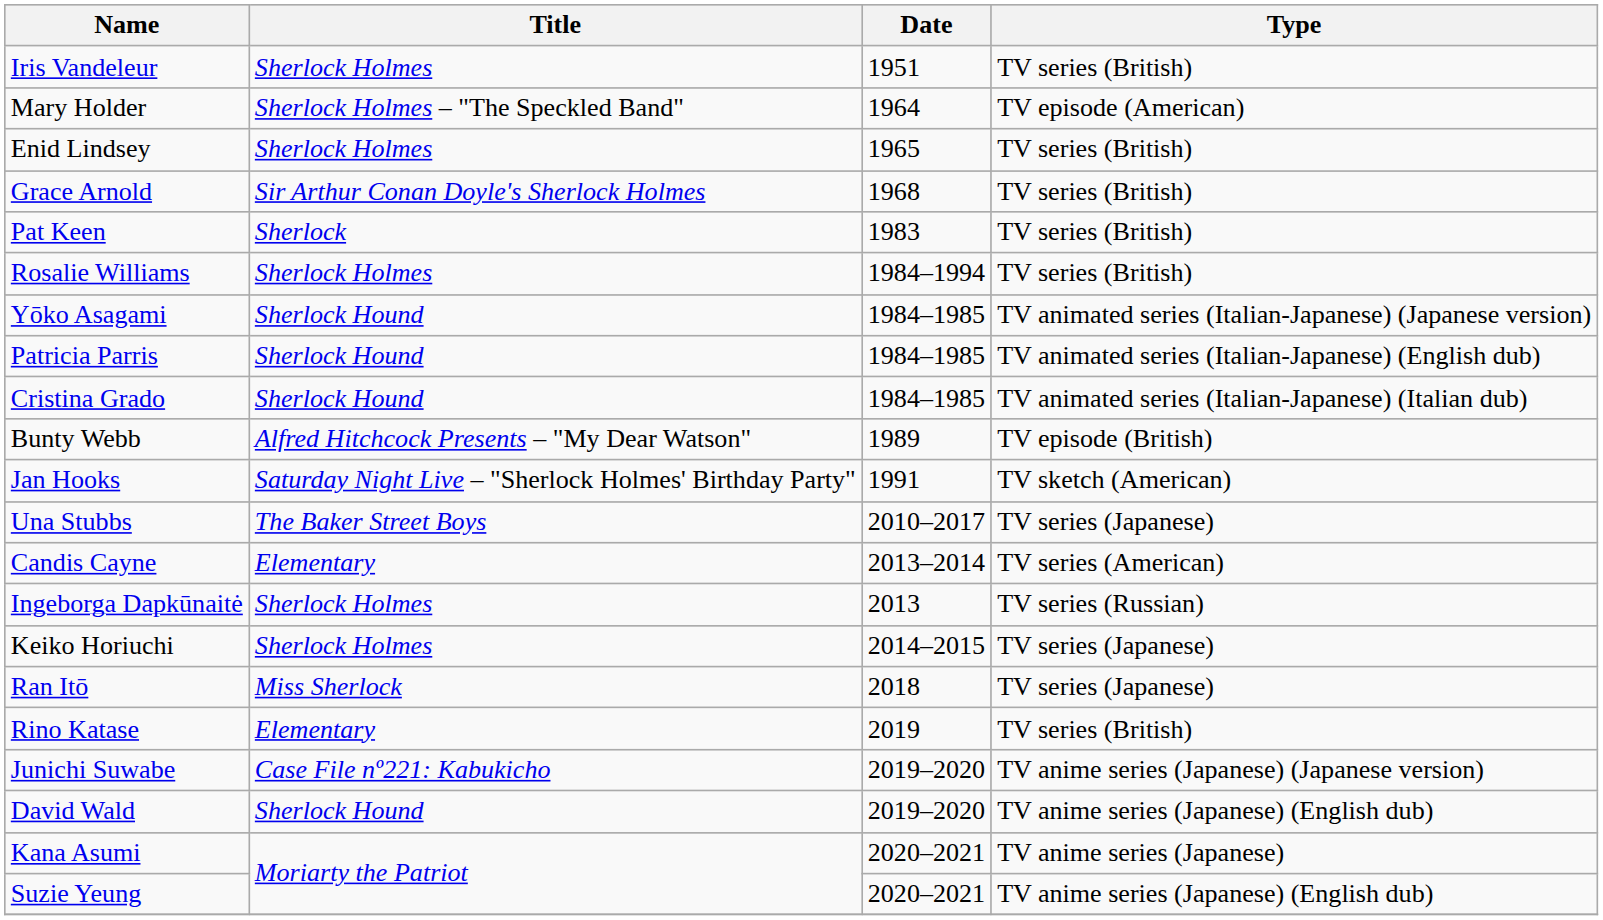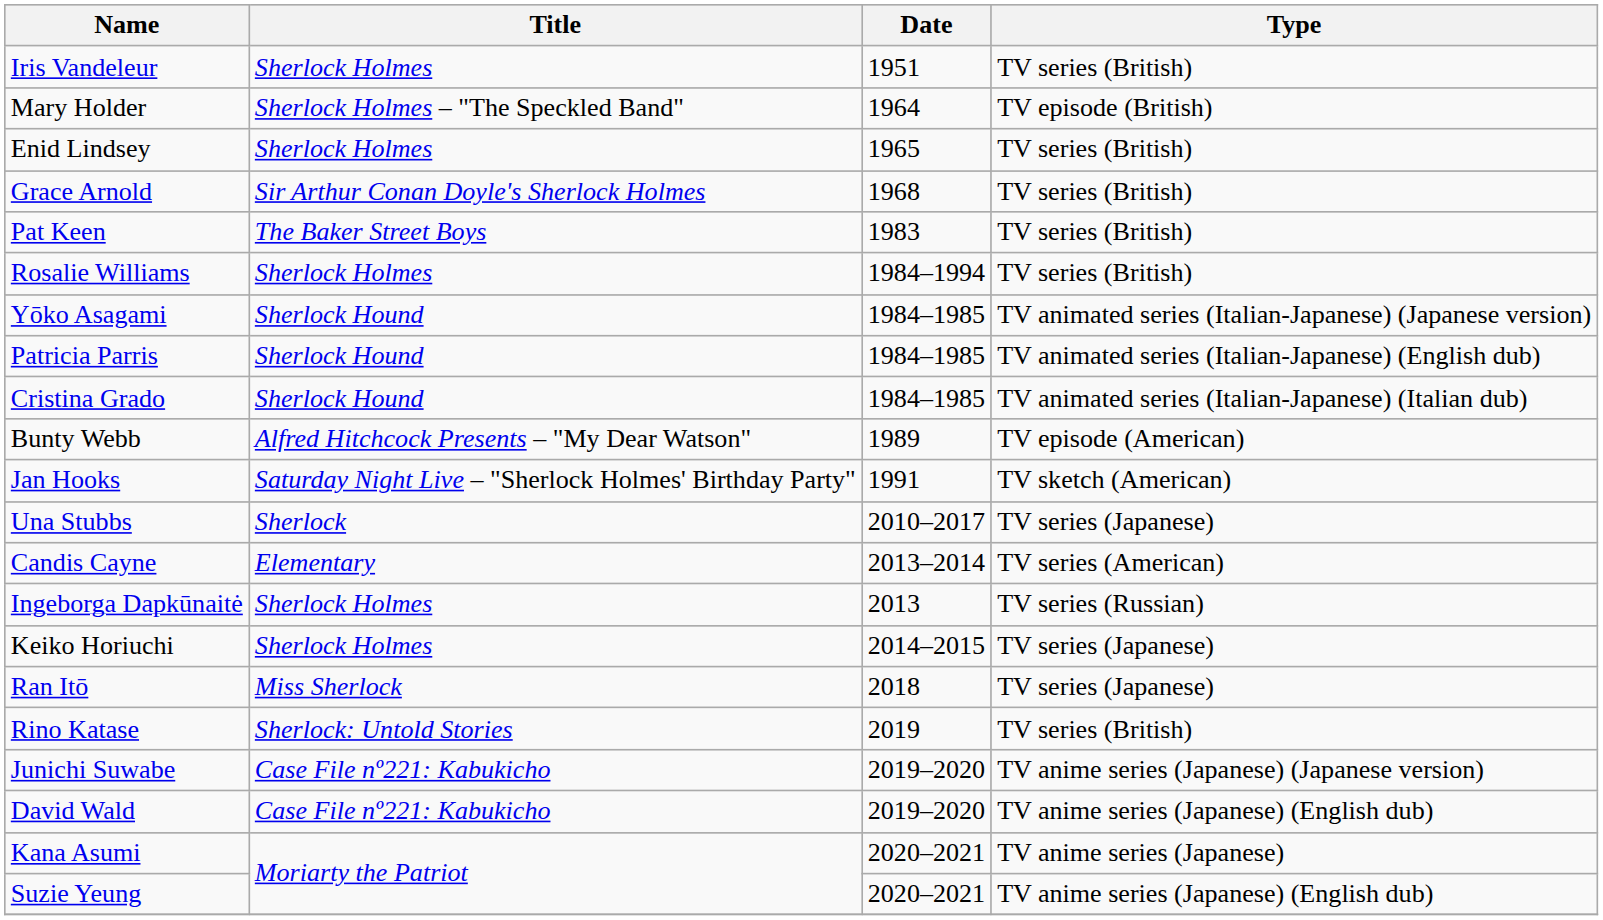(1121, 107) TV episode (American) -> (1105, 107) TV episode (British)
(300, 231) Sherlock -> (371, 231) The Baker Street Boys
(1105, 438) TV episode (British) -> (1121, 438) TV episode (American)
(371, 521) The Baker Street Boys -> (300, 521) Sherlock
(315, 728) Elementary -> (384, 728) Sherlock: Untold Stories
(339, 811) Sherlock Hound -> (403, 811) Case File nº221: Kabukicho
